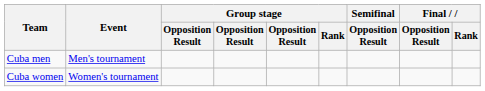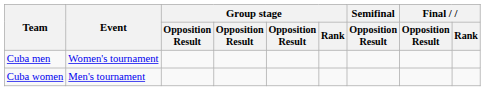(107, 59) Men's tournament -> (113, 59) Women's tournament
(113, 77) Women's tournament -> (107, 77) Men's tournament
